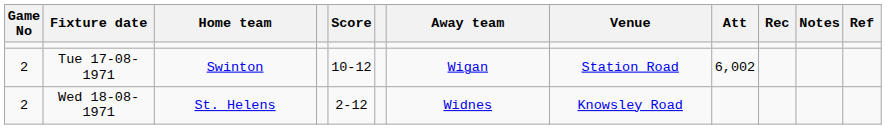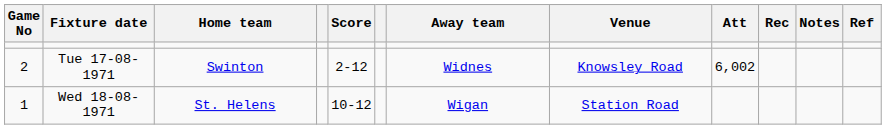(351, 67) 10-12 -> (351, 67) 2-12
(468, 67) Wigan -> (468, 67) Widnes
(630, 67) Station Road -> (630, 67) Knowsley Road
(24, 105) 2 -> (24, 105) 1
(351, 105) 2-12 -> (351, 105) 10-12
(468, 105) Widnes -> (468, 105) Wigan
(630, 105) Knowsley Road -> (630, 105) Station Road
